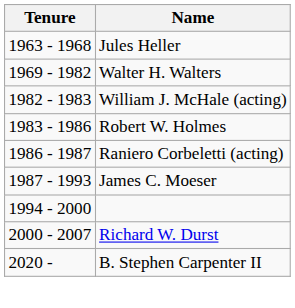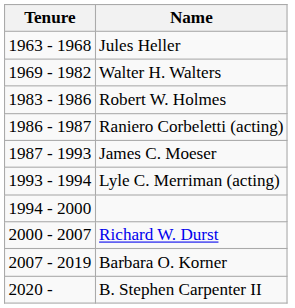- row: (193, 99)
+ row: (189, 180)
+ row: (163, 262)
